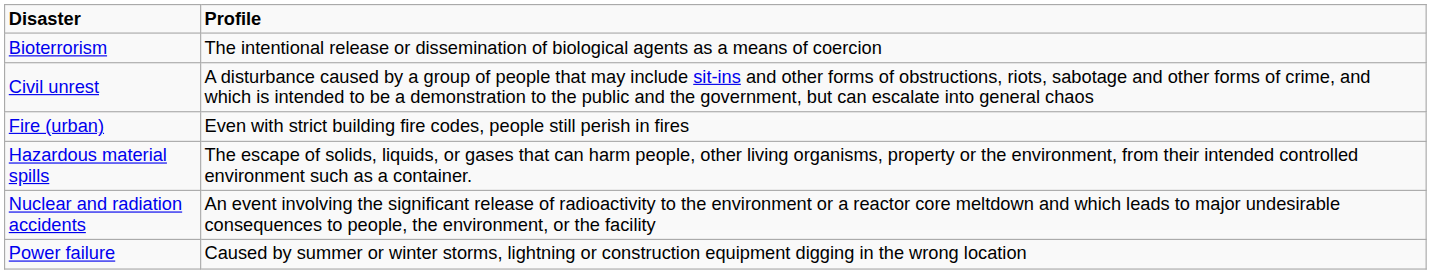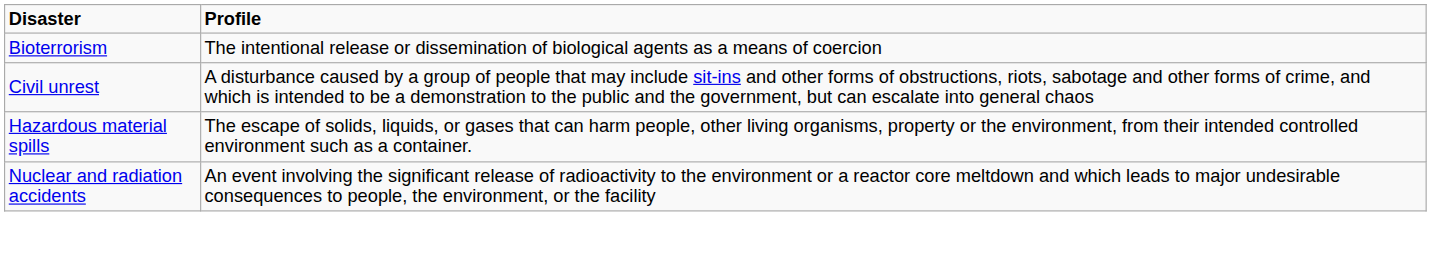- row: (56, 126)
- row: (62, 254)
